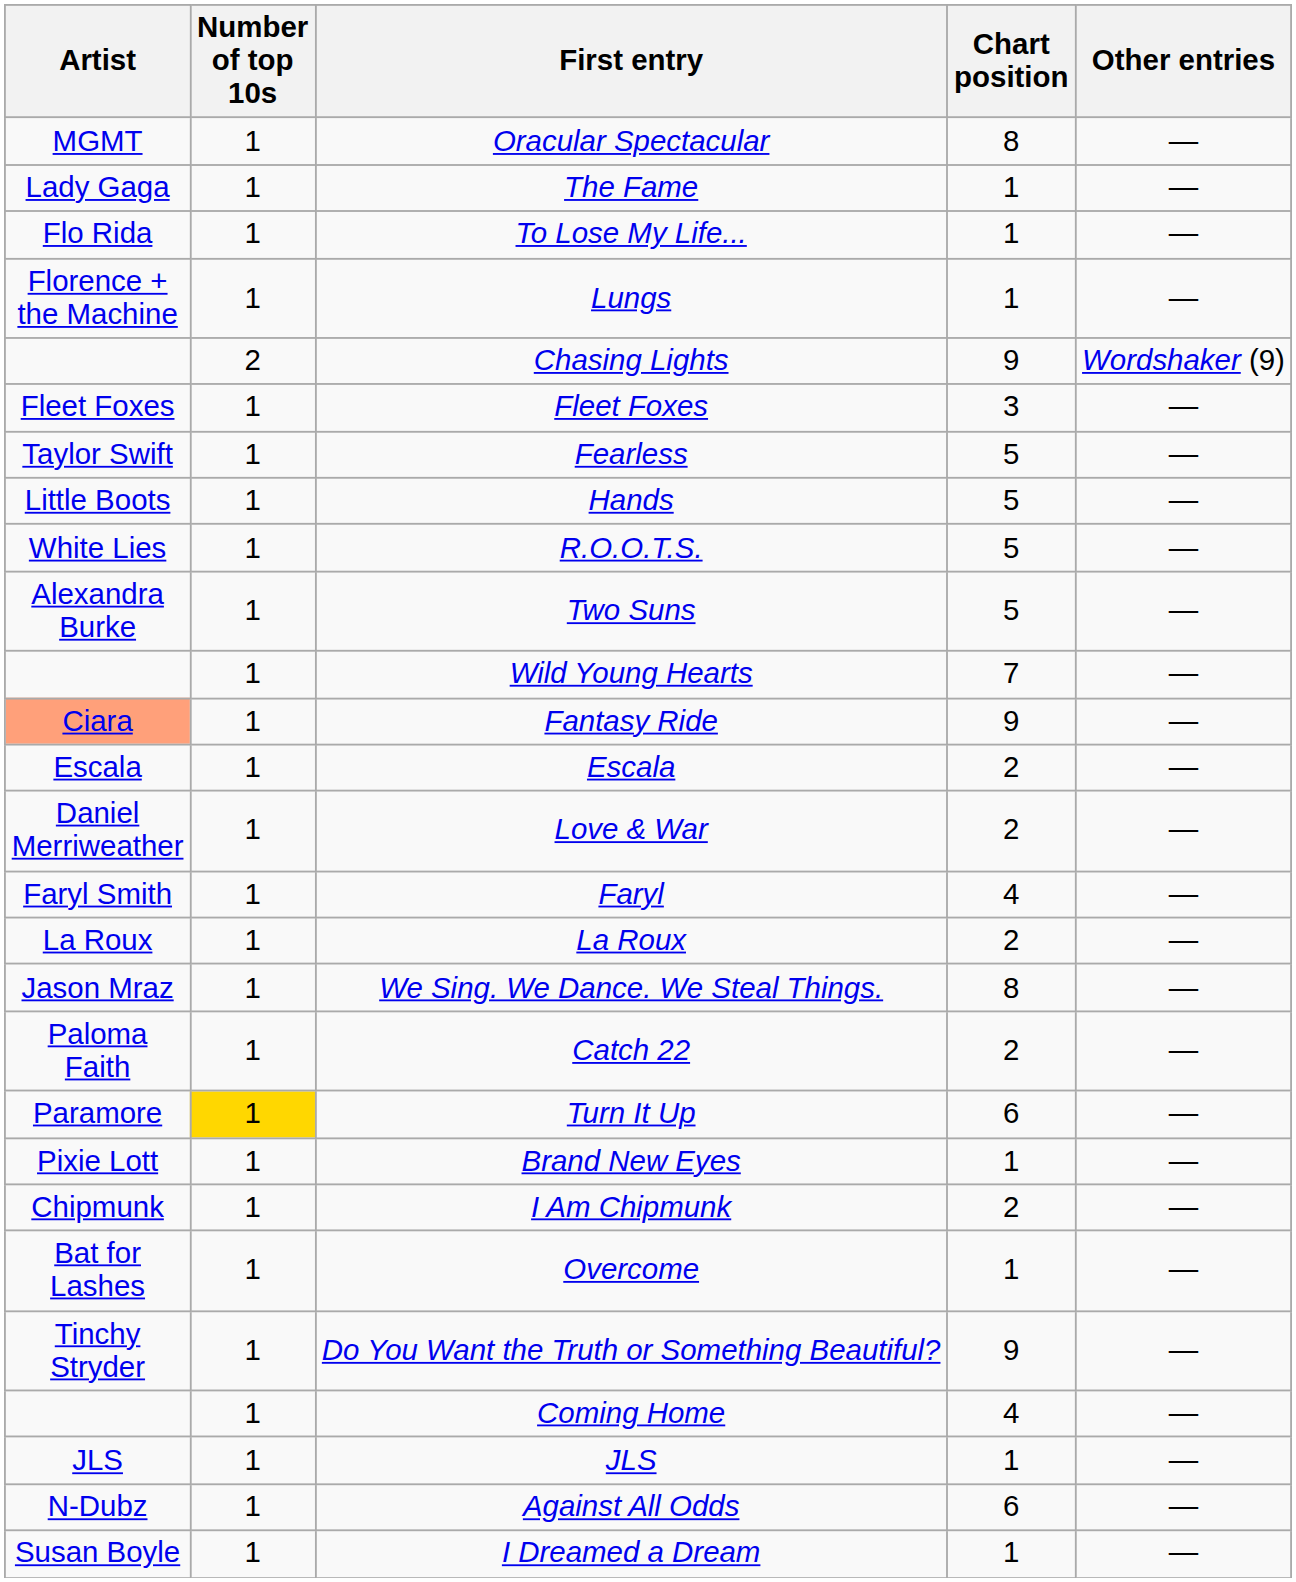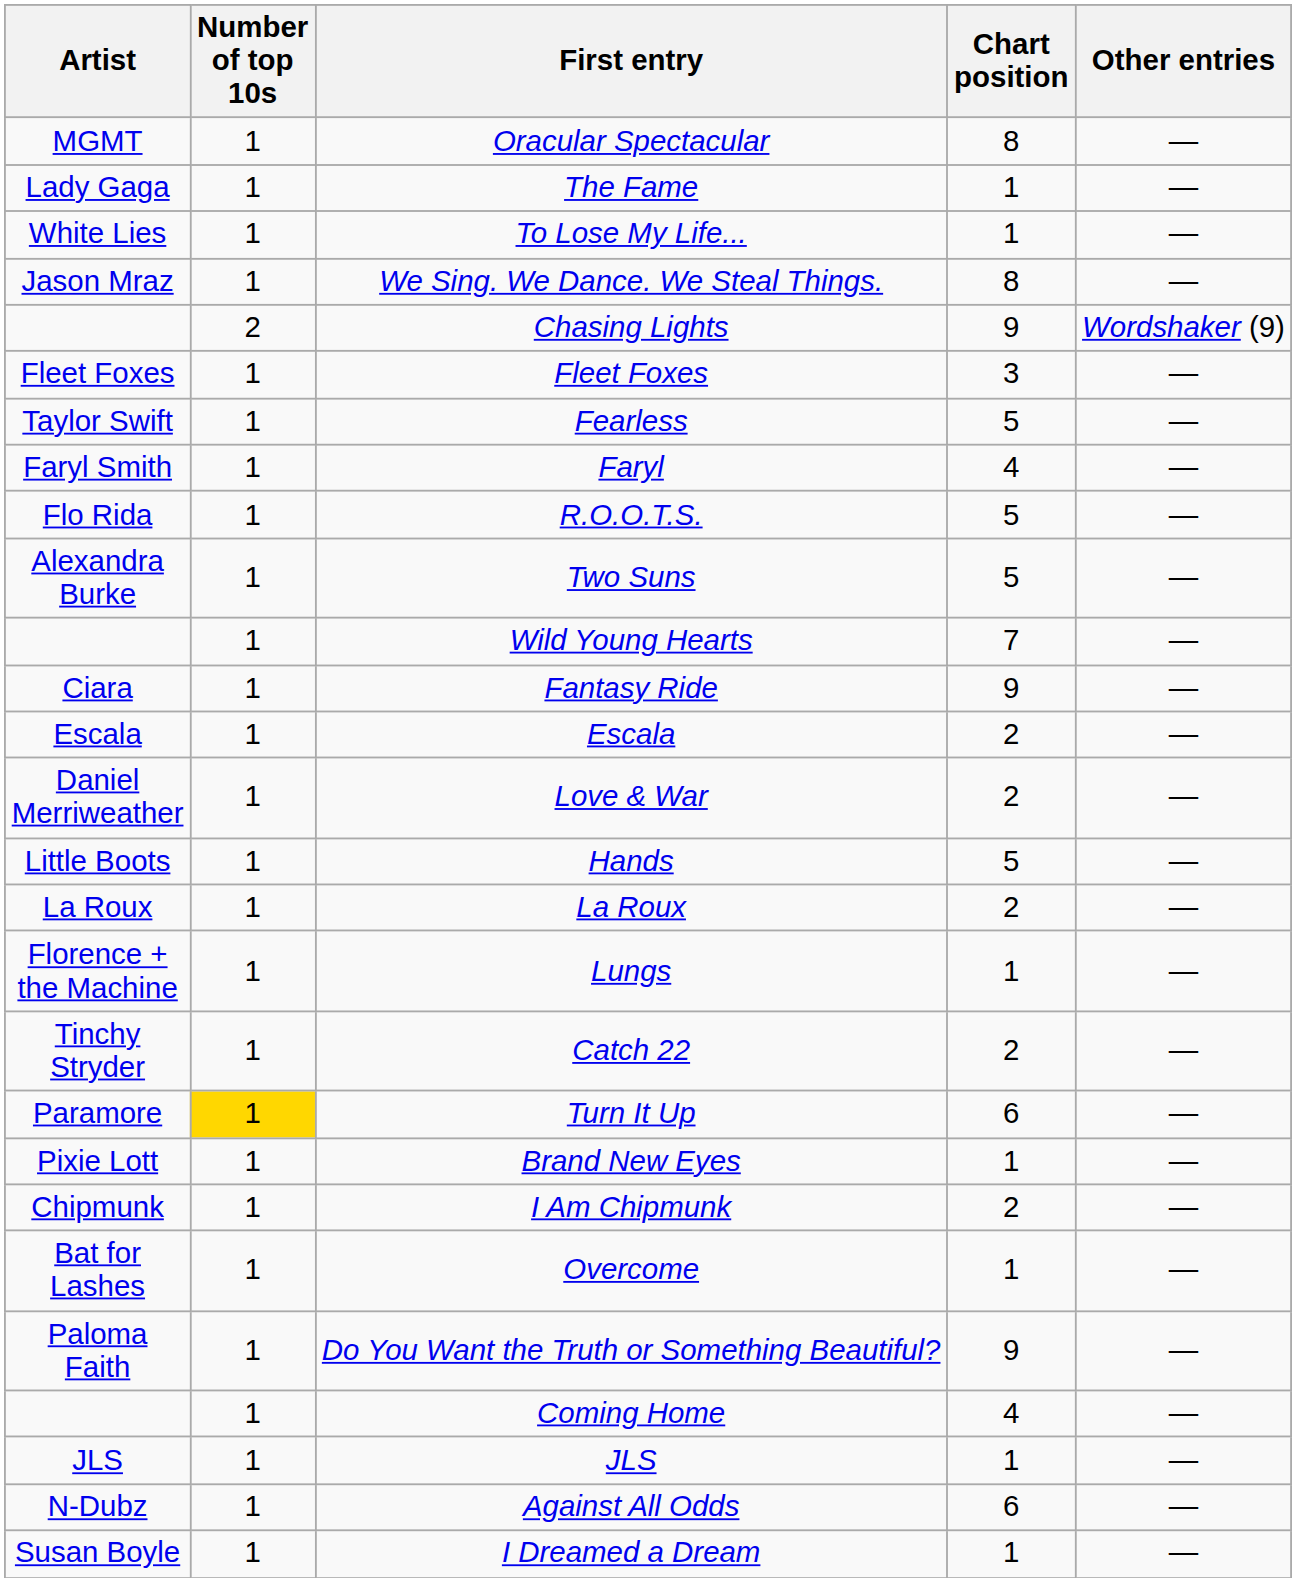(98, 234) Flo Rida -> (98, 234) White Lies
rows swapped: (631, 987) <-> (631, 297)
rows swapped: (631, 893) <-> (631, 500)
(98, 547) White Lies -> (98, 514) Flo Rida
(98, 720) lightsalmon background -> (98, 687) no background
(98, 1050) Paloma Faith -> (98, 1050) Tinchy Stryder
(98, 1350) Tinchy Stryder -> (98, 1350) Paloma Faith
